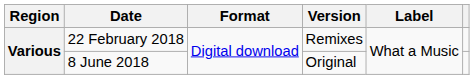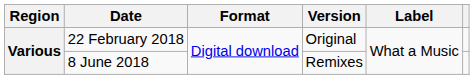(334, 39) Remixes -> (331, 39) Original
(331, 62) Original -> (334, 62) Remixes
